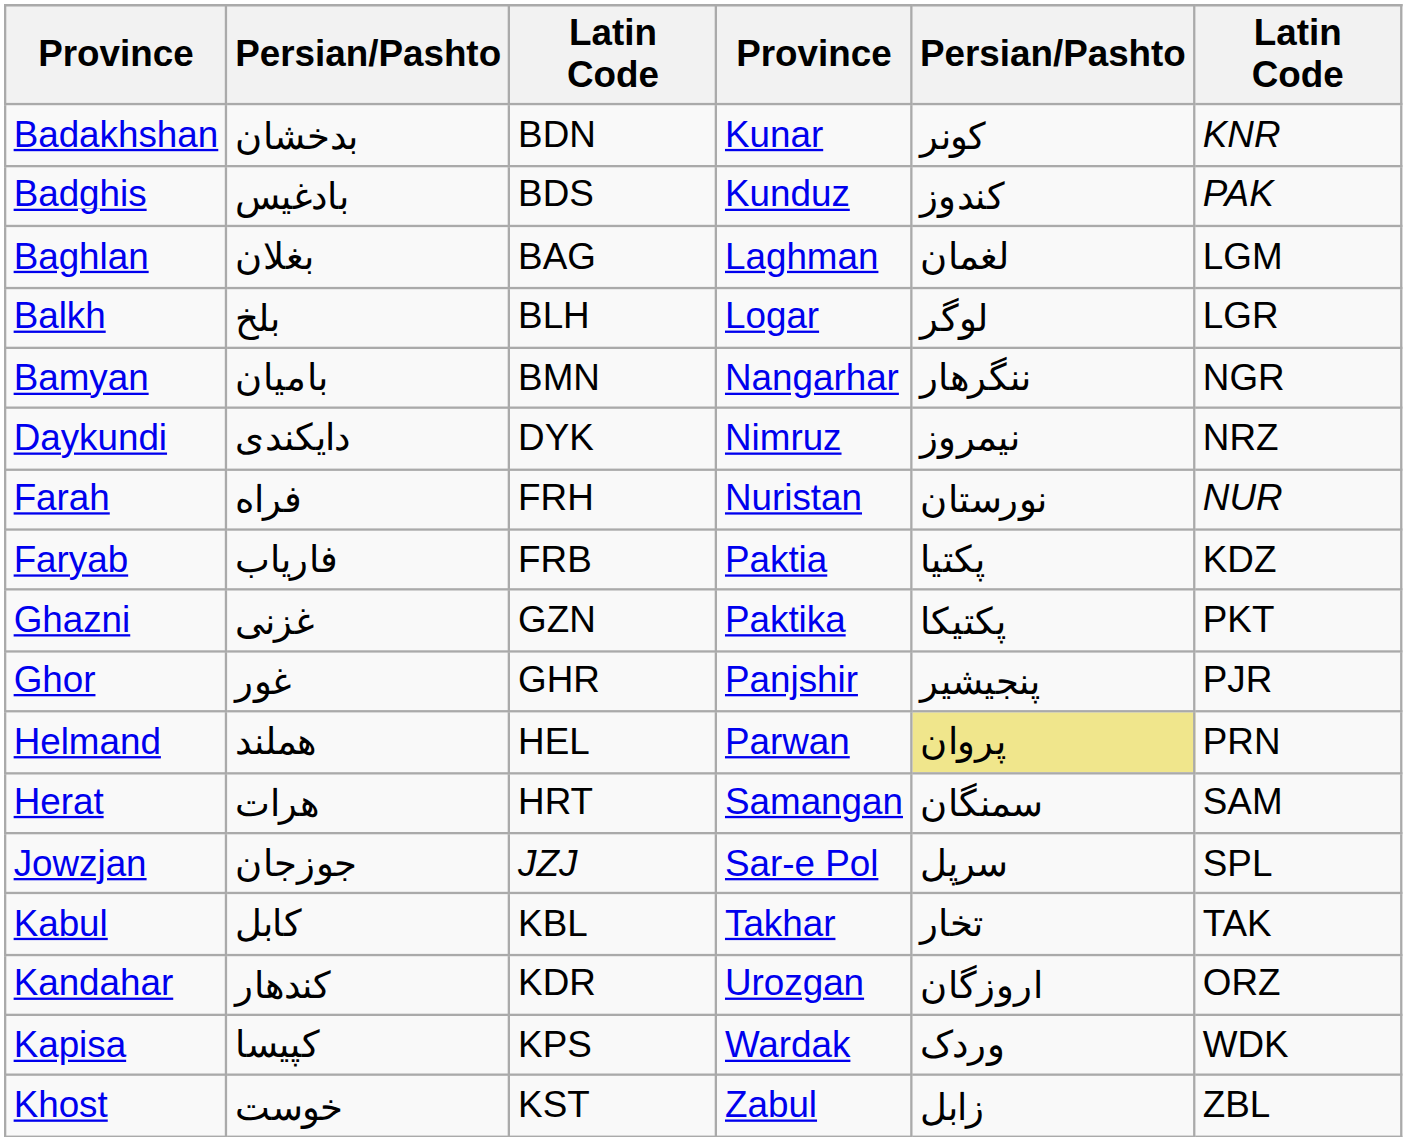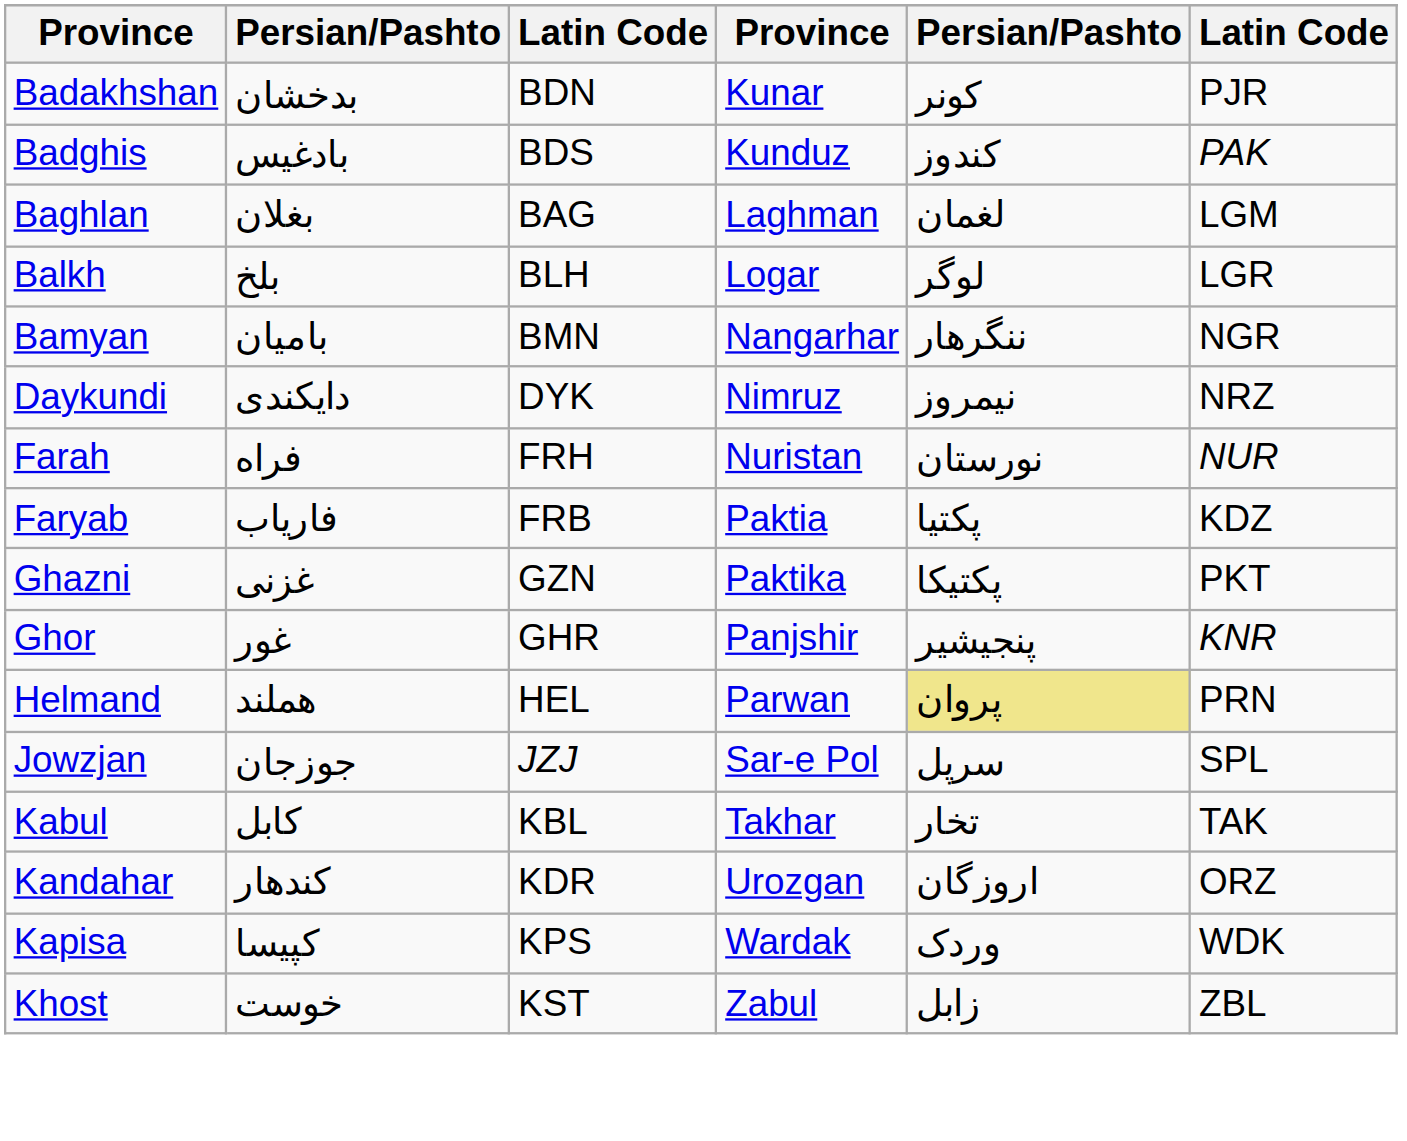(1242, 134) KNR -> (1234, 93) PJR
(1238, 680) PJR -> (1238, 639) KNR
- row: (59, 801)
